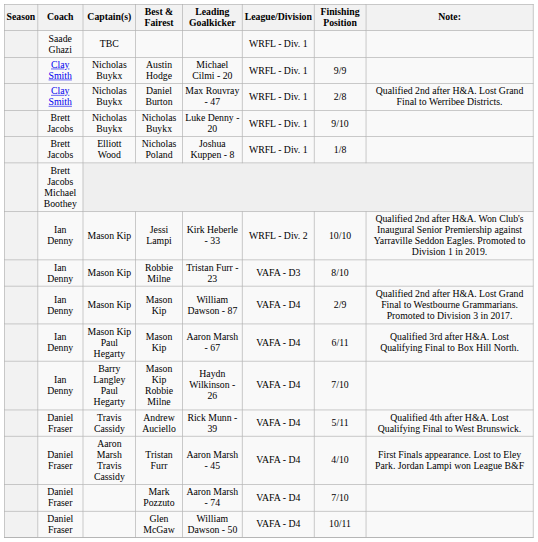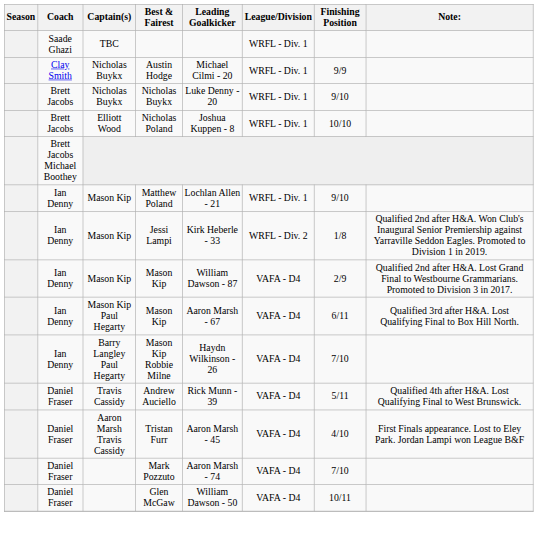- row: (109, 97)
(340, 150) 1/8 -> (340, 123) 10/10
+ row: (109, 198)
(340, 235) 10/10 -> (340, 235) 1/8
- row: (109, 273)
